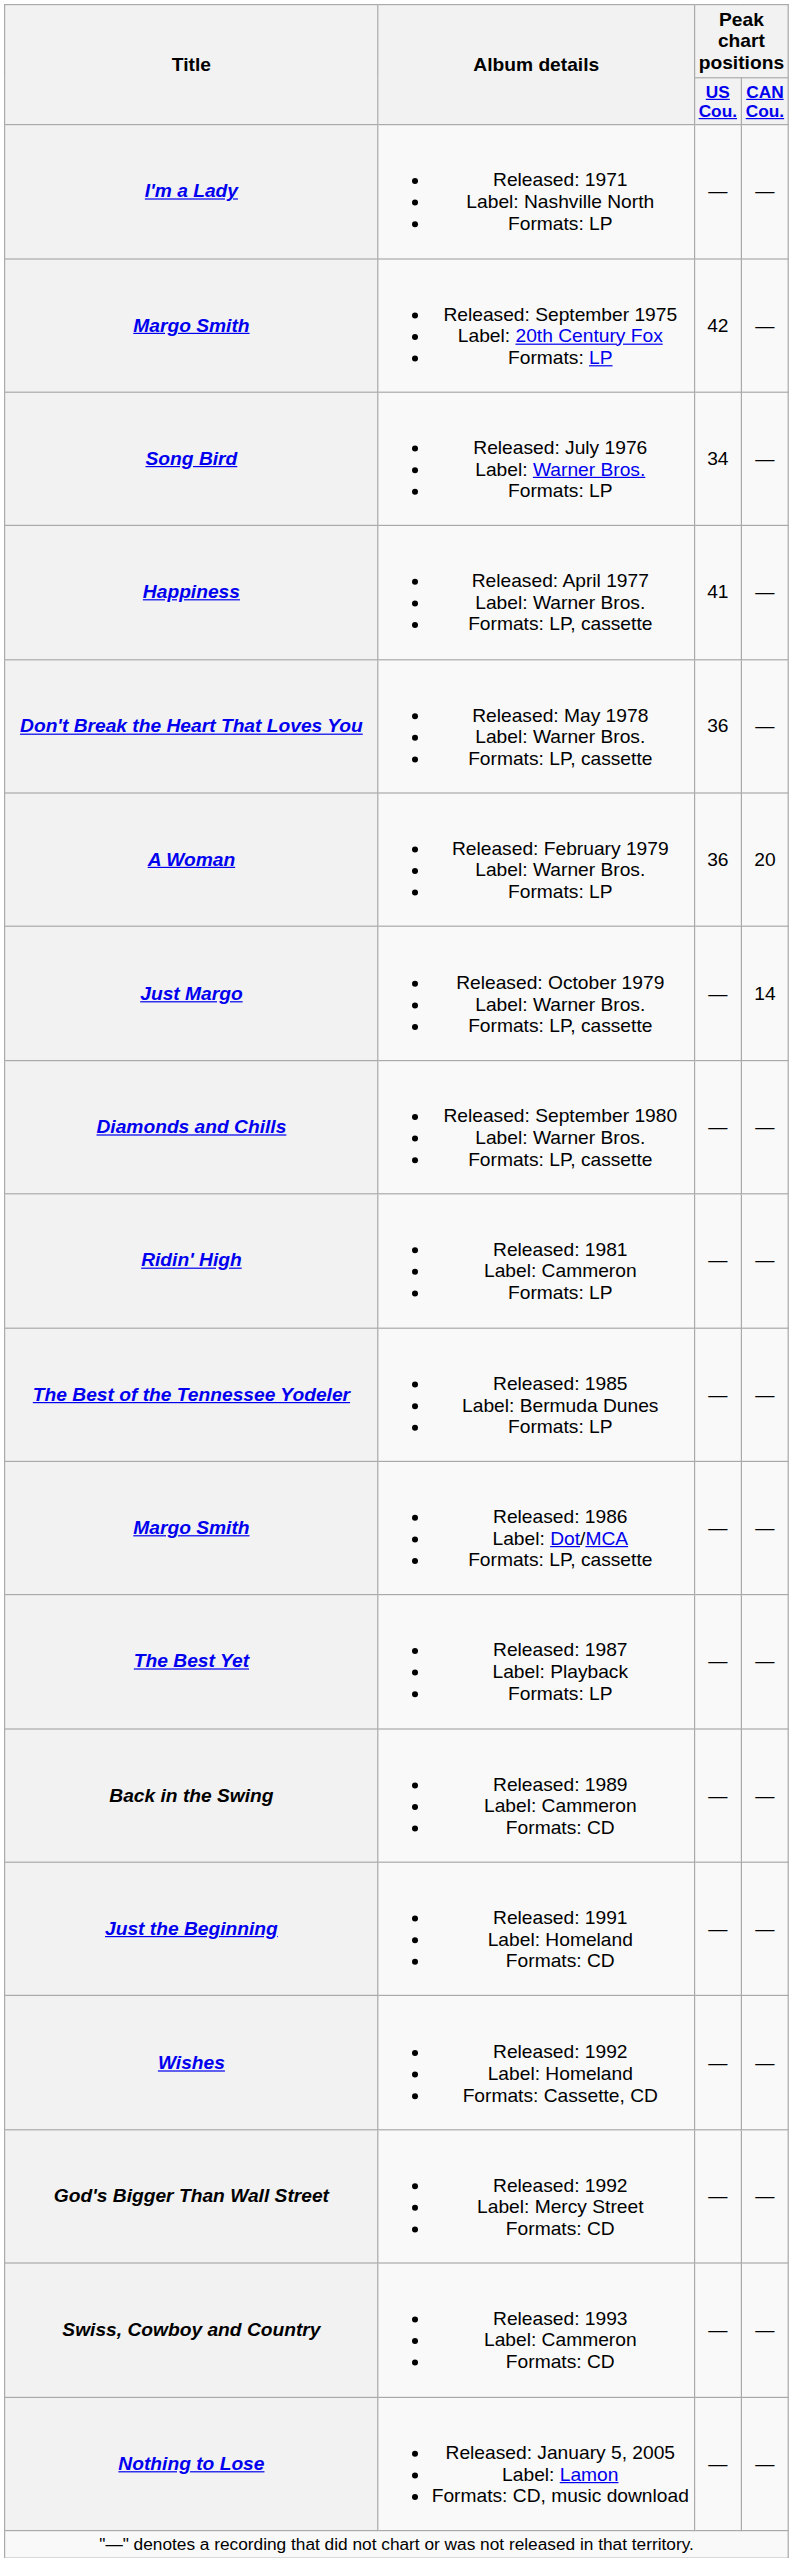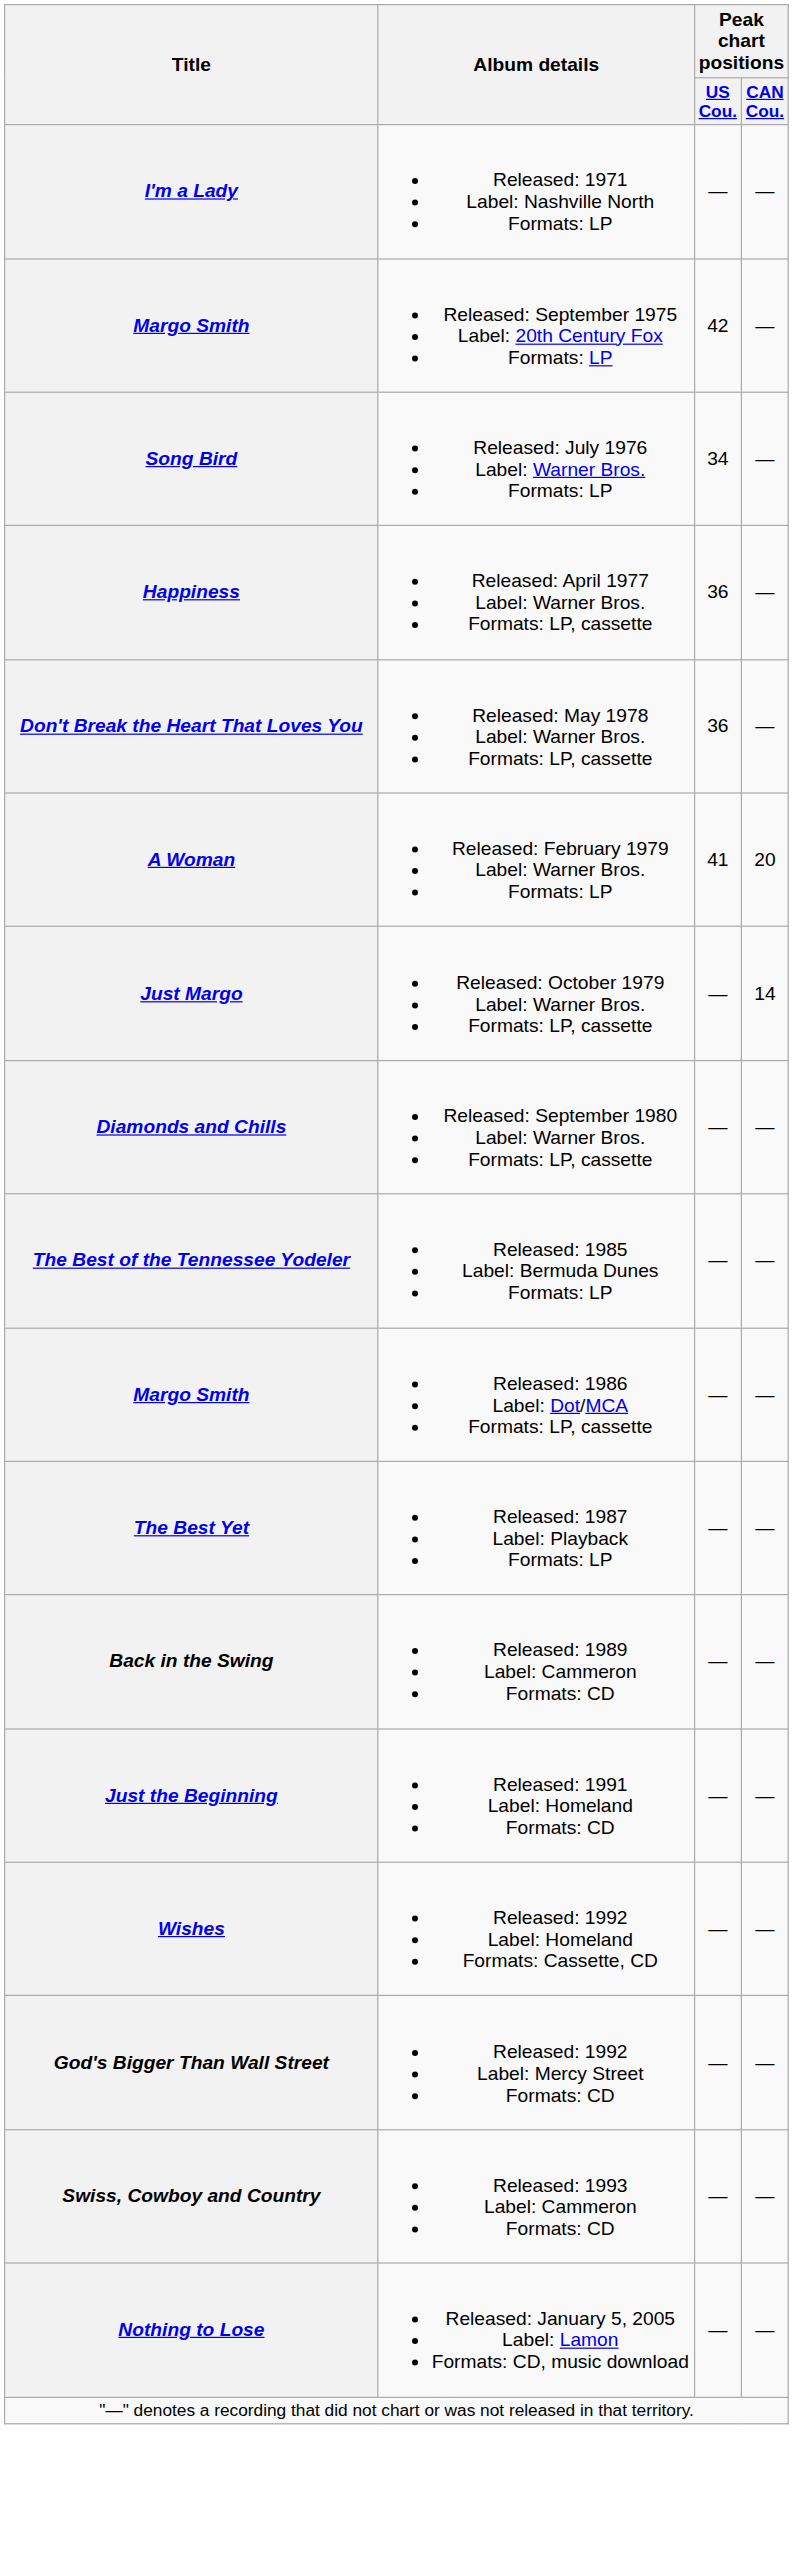(718, 592) 41 -> (718, 592) 36
(718, 859) 36 -> (718, 859) 41
- row: (191, 1260)
